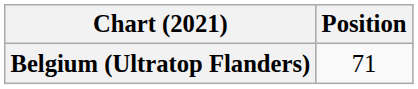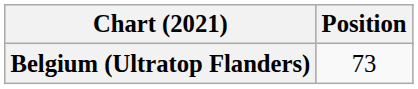(364, 63) 71 -> (364, 63) 73
